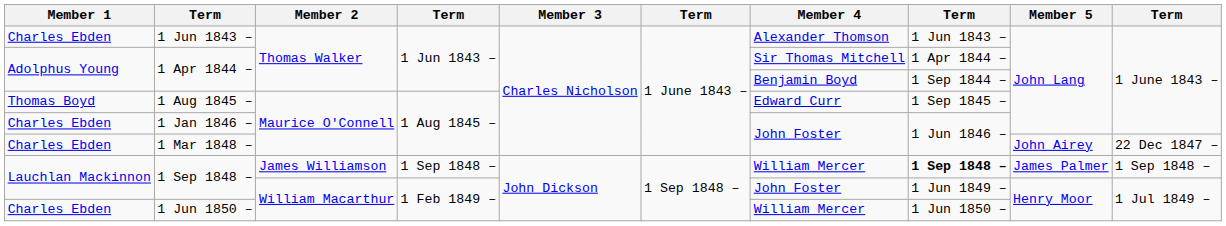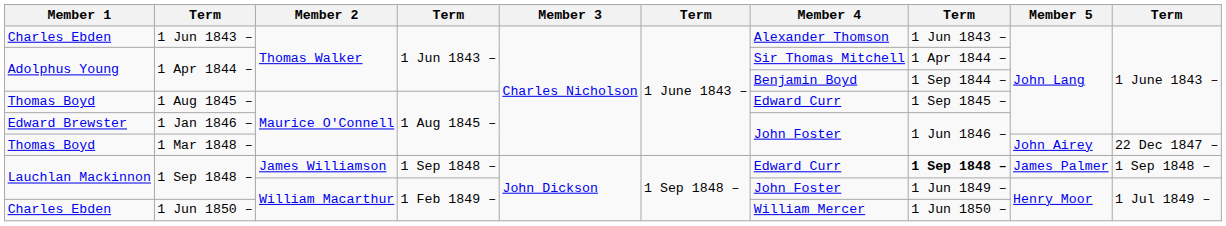(59, 123) Charles Ebden -> (67, 123) Edward Brewster
(59, 145) Charles Ebden -> (51, 145) Thomas Boyd
(809, 167) William Mercer -> (798, 167) Edward Curr
